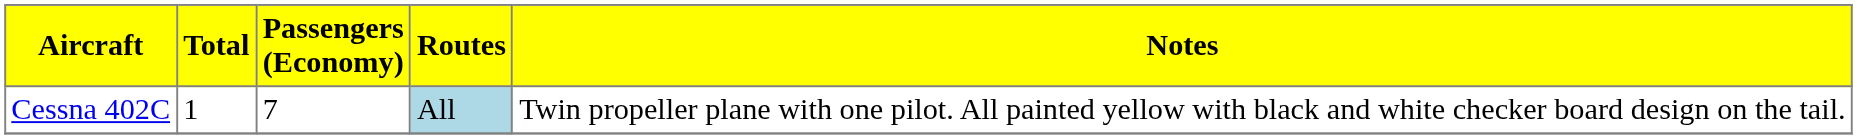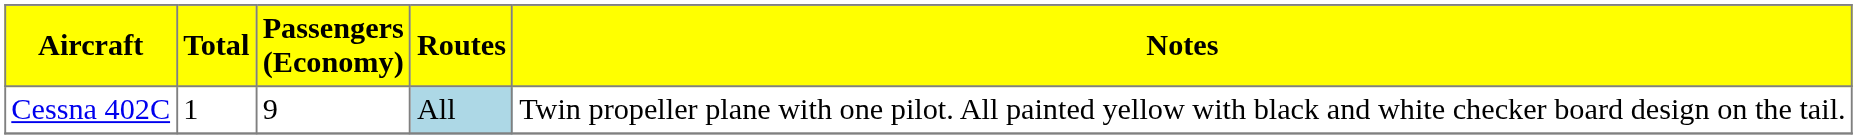(270, 109) 7 -> (270, 109) 9
